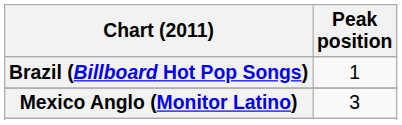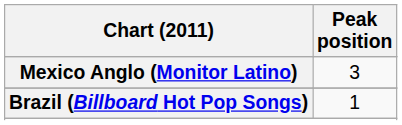rows swapped: (159, 72) <-> (159, 103)
